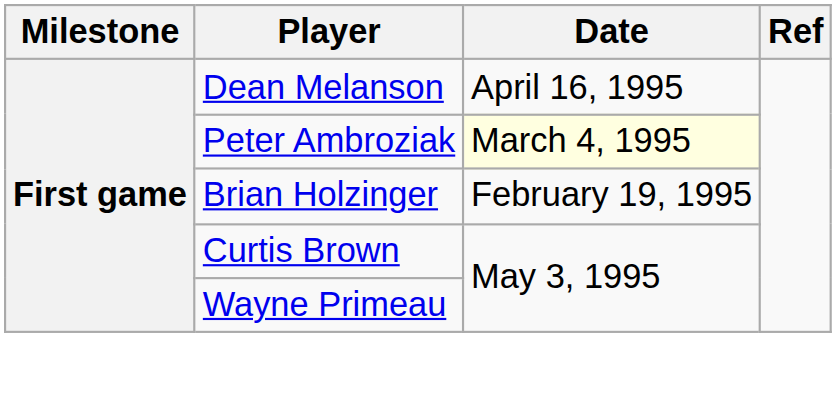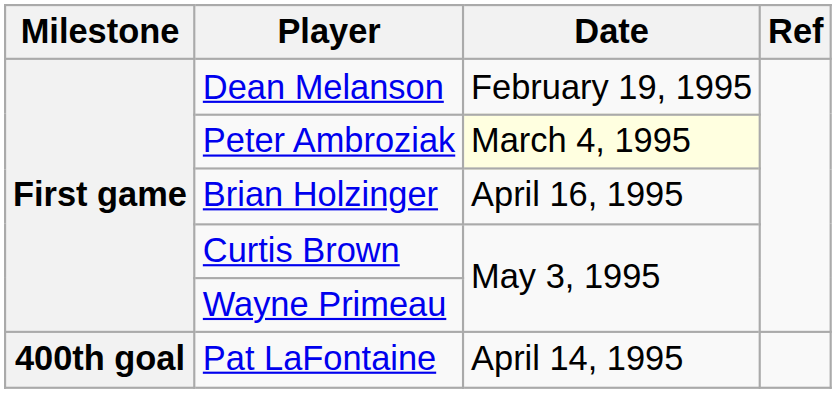(577, 86) April 16, 1995 -> (612, 86) February 19, 1995
(612, 195) February 19, 1995 -> (577, 195) April 16, 1995
+ row: (320, 359)
